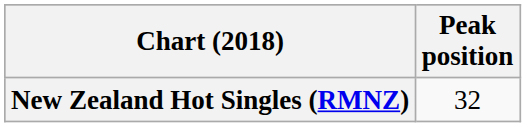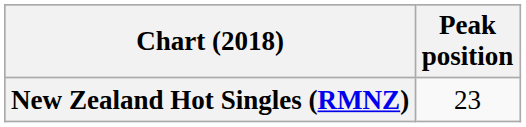(467, 99) 32 -> (467, 99) 23
